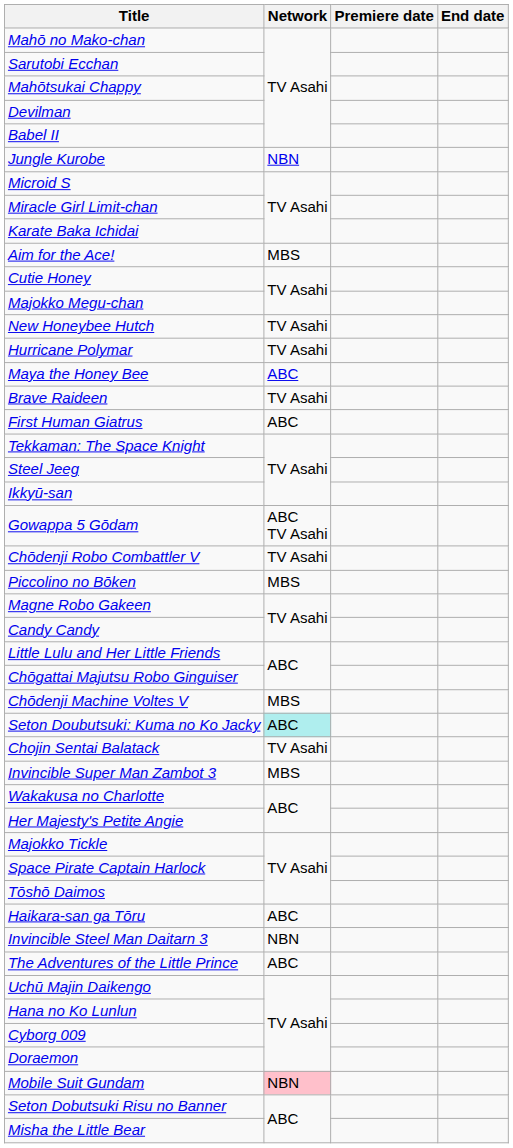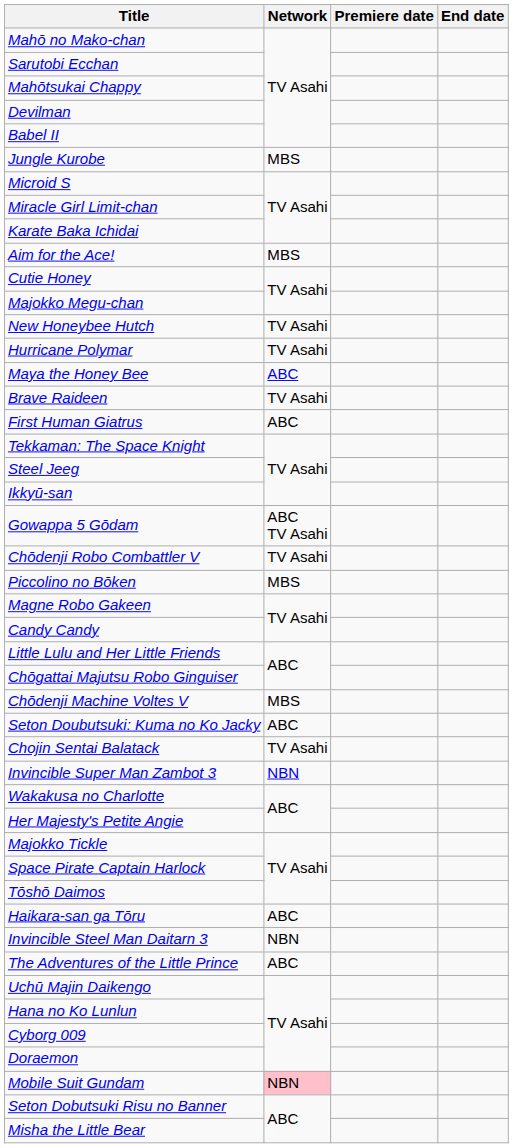(283, 159) NBN -> (284, 159) MBS
(283, 725) paleturquoise background -> (283, 725) no background
(284, 772) MBS -> (283, 772) NBN
